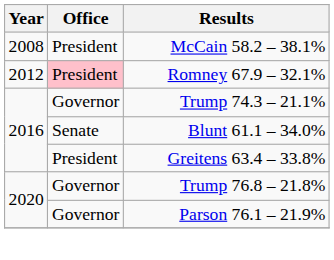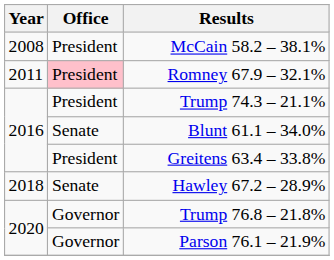(26, 74) 2012 -> (26, 74) 2011
(86, 102) Governor -> (85, 102) President
+ row: (249, 185)
